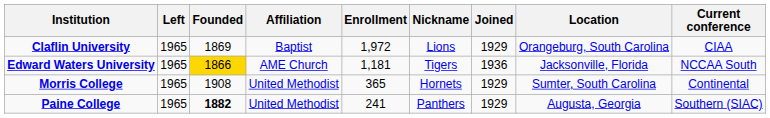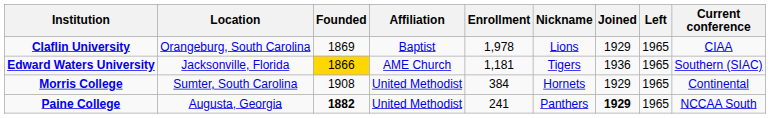columns swapped: (594, 20) <-> (174, 20)
(376, 46) 1,972 -> (499, 46) 1,978
(719, 65) NCCAA South -> (719, 65) Southern (SIAC)
(376, 84) 365 -> (499, 84) 384
(494, 103) normal -> (617, 103) bold
(719, 103) Southern (SIAC) -> (719, 103) NCCAA South
